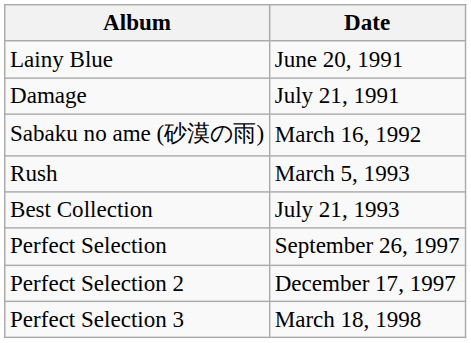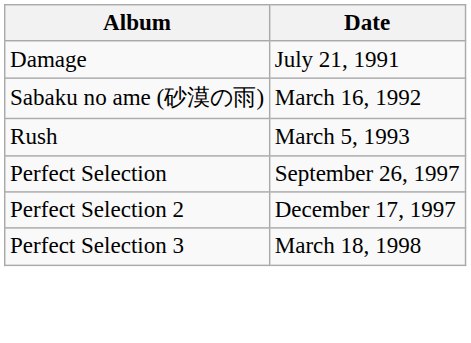- row: (62, 59)
- row: (81, 209)
